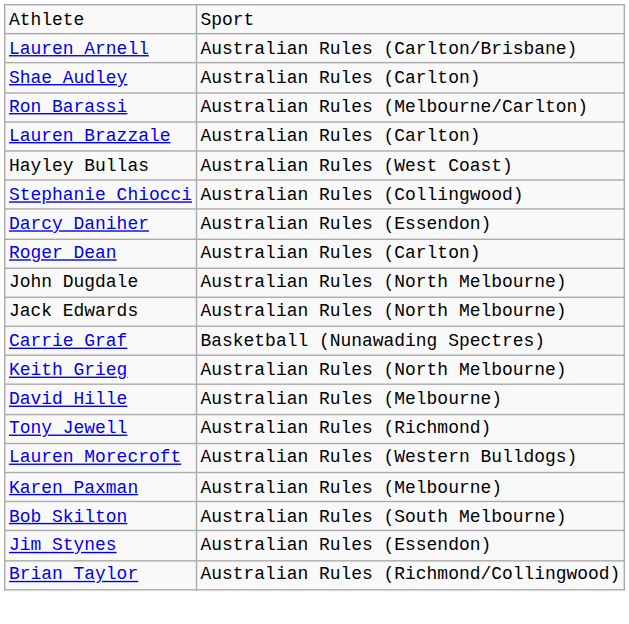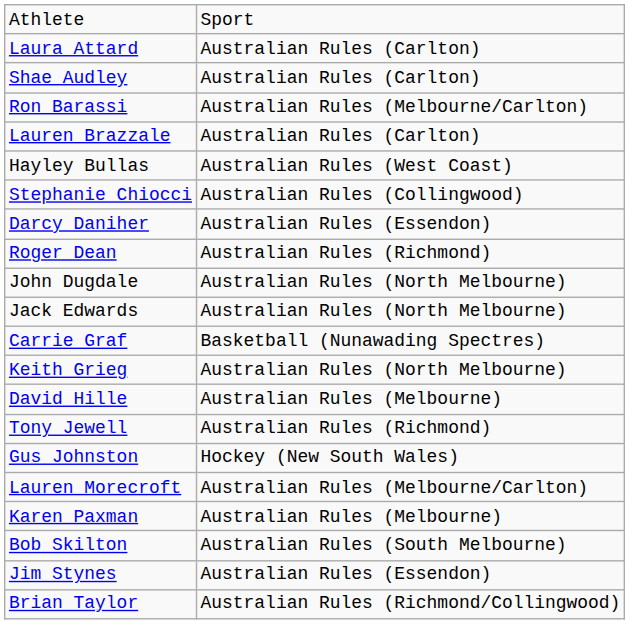- row: (79, 49)
+ row: (74, 49)
(340, 253) Australian Rules (Carlton) -> (346, 253) Australian Rules (Richmond)
+ row: (74, 458)
(389, 458) Australian Rules (Western Bulldogs) -> (394, 487) Australian Rules (Melbourne/Carlton)
